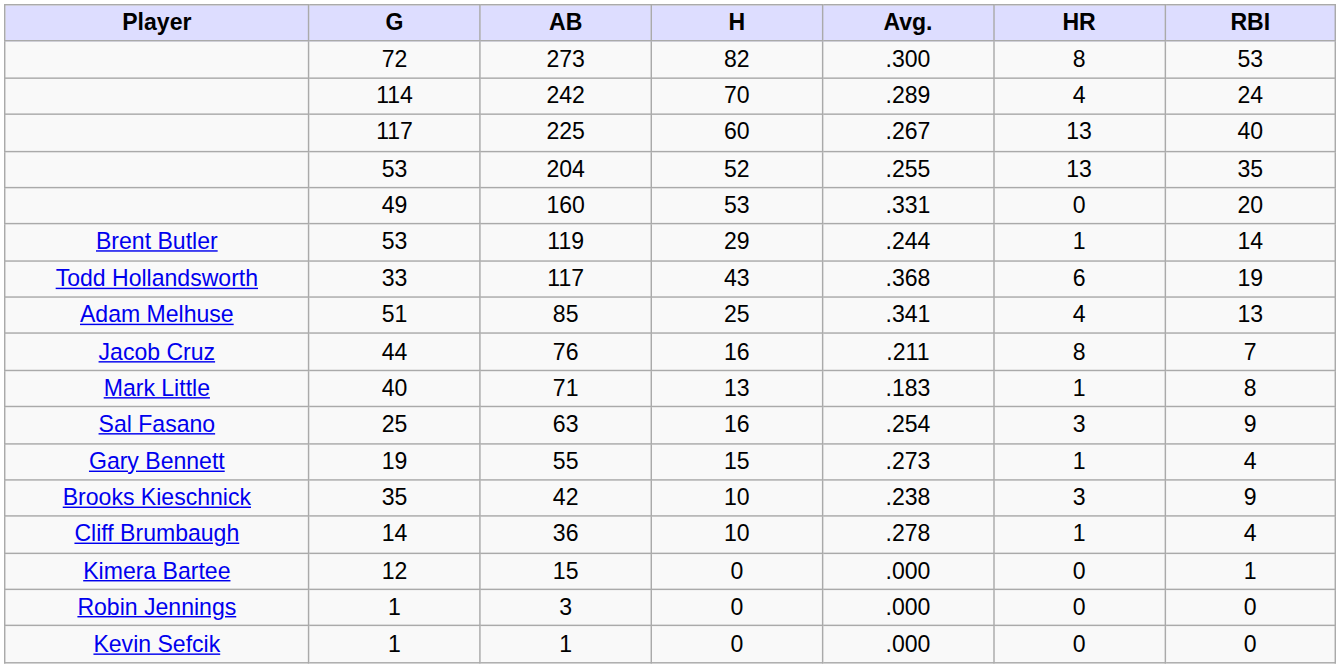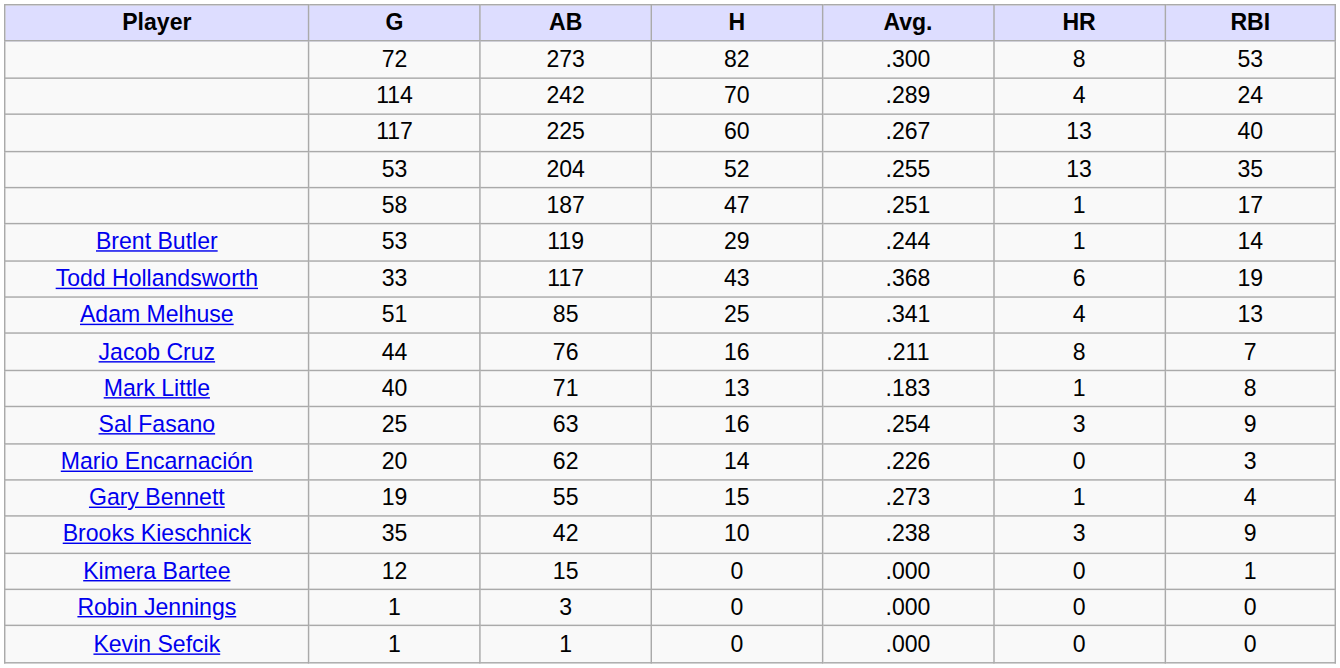+ row: (566, 205)
- row: (566, 205)
+ row: (566, 461)
- row: (566, 534)
